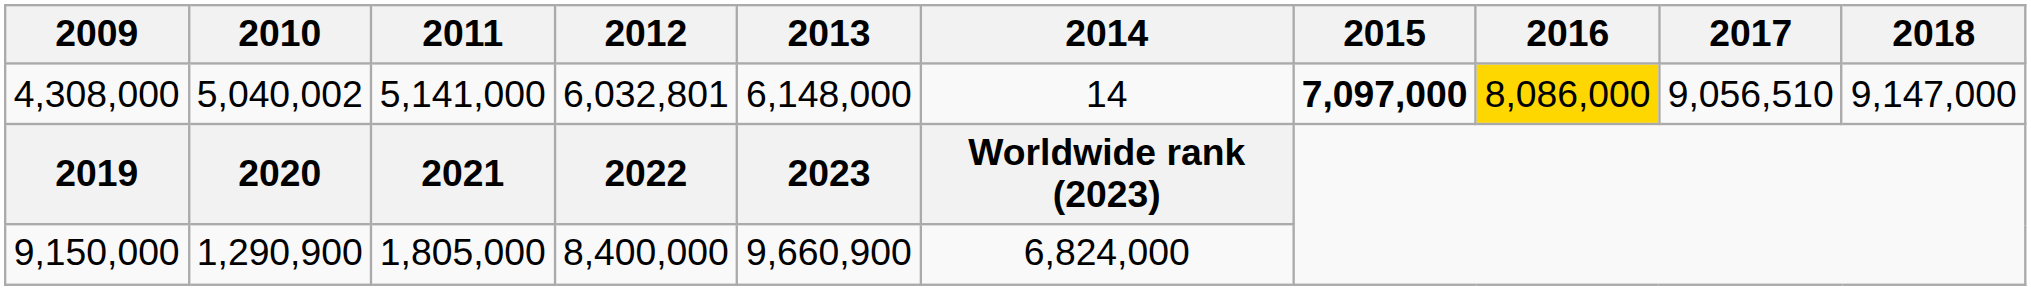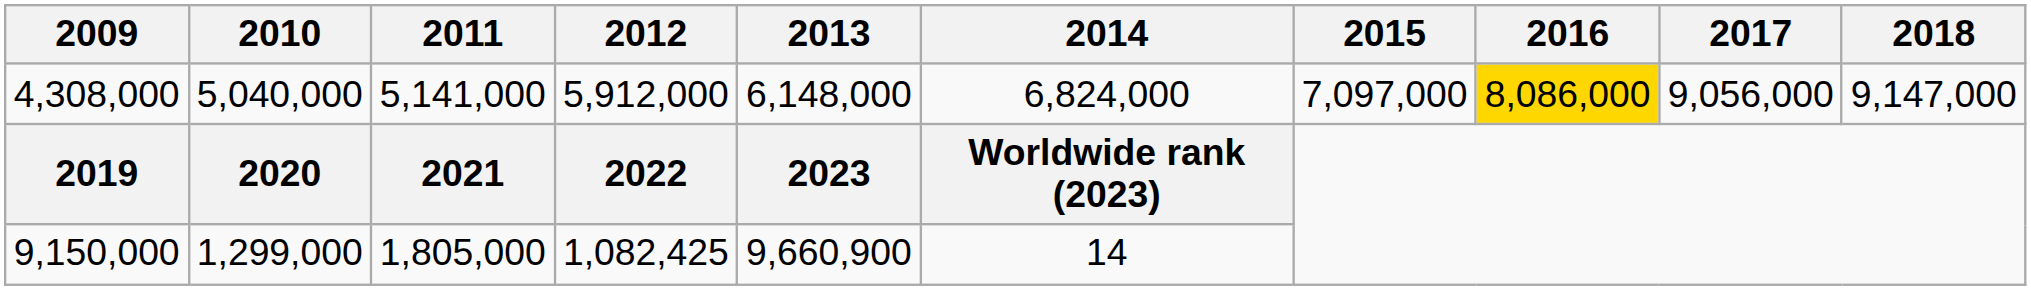(280, 93) 5,040,002 -> (280, 93) 5,040,000
(646, 93) 6,032,801 -> (646, 93) 5,912,000
(1107, 93) 14 -> (1107, 93) 6,824,000
(1385, 93) bold -> (1385, 93) normal
(1751, 93) 9,056,510 -> (1751, 93) 9,056,000
(280, 253) 1,290,900 -> (280, 253) 1,299,000
(646, 253) 8,400,000 -> (646, 253) 1,082,425
(1107, 253) 6,824,000 -> (1107, 253) 14
